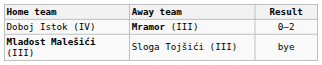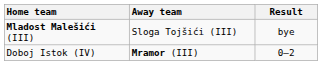rows swapped: (51, 27) <-> (51, 47)
